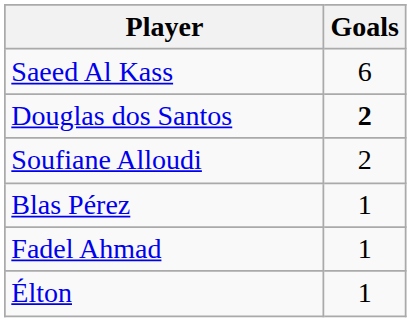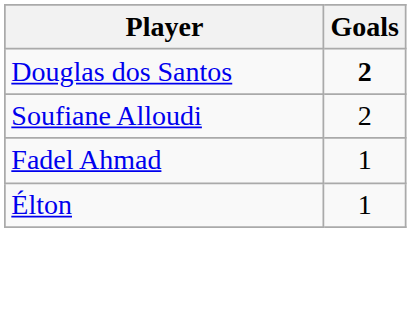- row: (92, 71)
- row: (71, 204)
